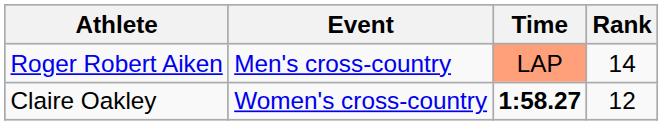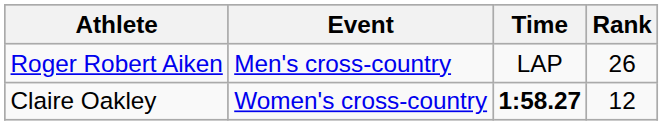(540, 63) lightsalmon background -> (540, 63) no background
(622, 63) 14 -> (622, 63) 26
